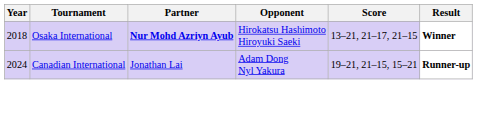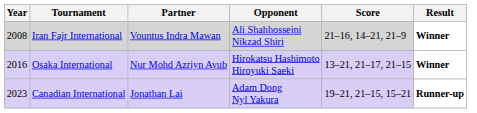+ row: (77, 36)
(17, 36) 2018 -> (17, 65) 2016
(182, 36) bold -> (179, 65) normal
(17, 65) 2024 -> (17, 94) 2023
